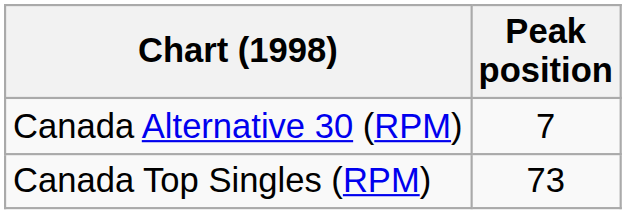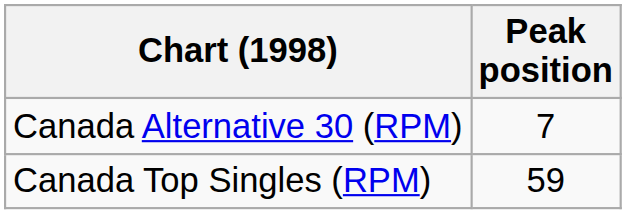(546, 180) 73 -> (546, 180) 59
